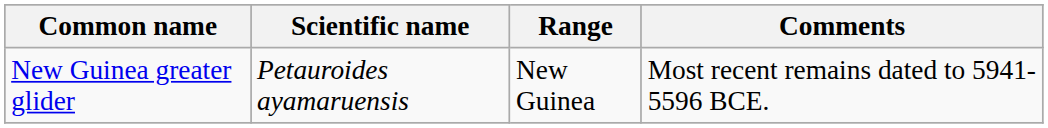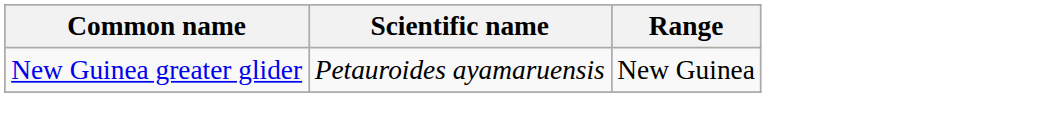- column: (842, 26)
